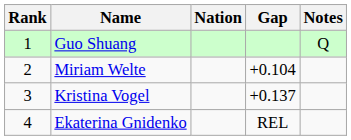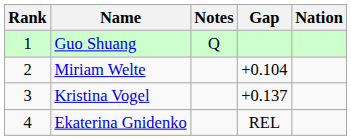columns swapped: (218, 17) <-> (323, 17)
